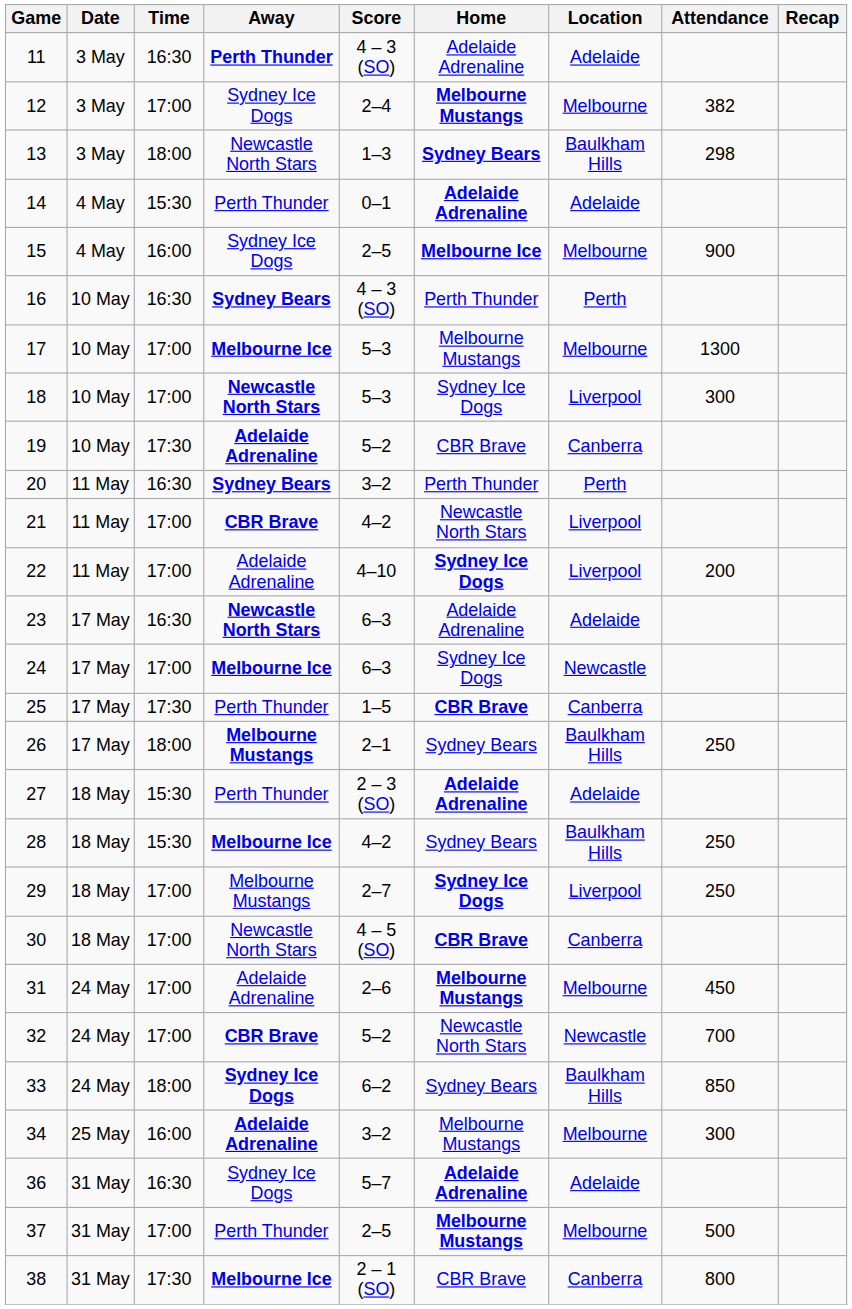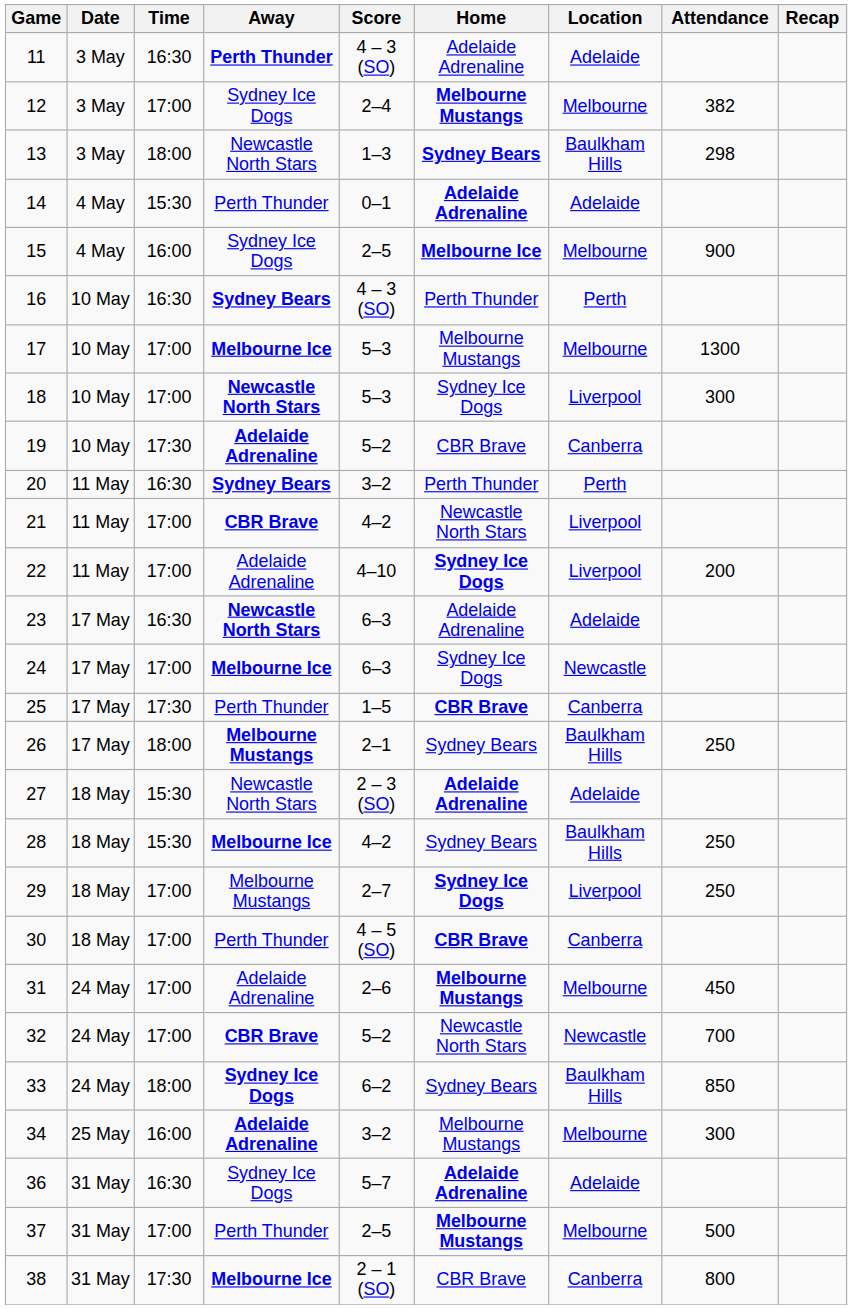(271, 794) Perth Thunder -> (271, 794) Newcastle North Stars
(271, 939) Newcastle North Stars -> (271, 939) Perth Thunder
